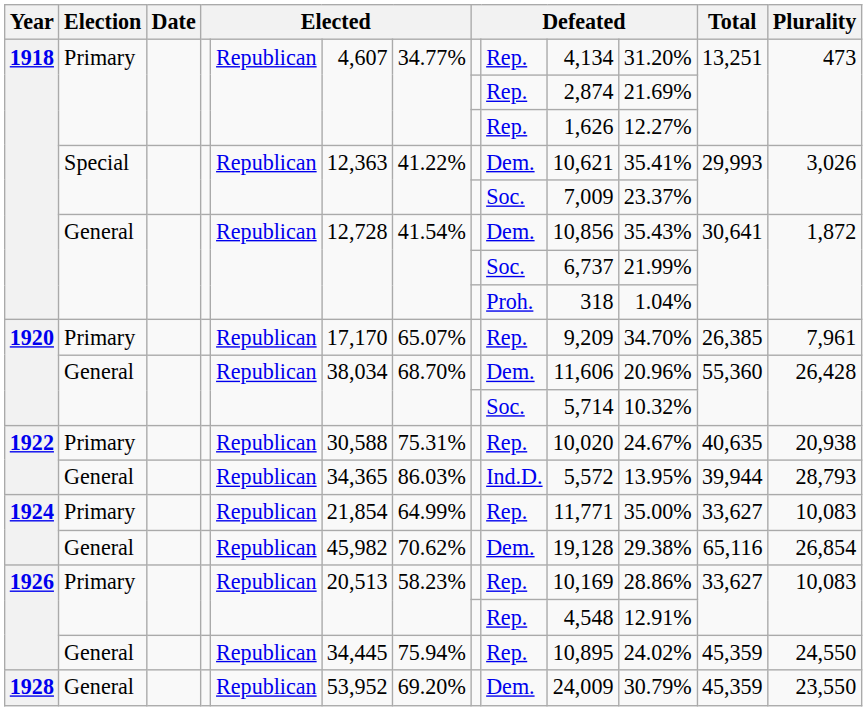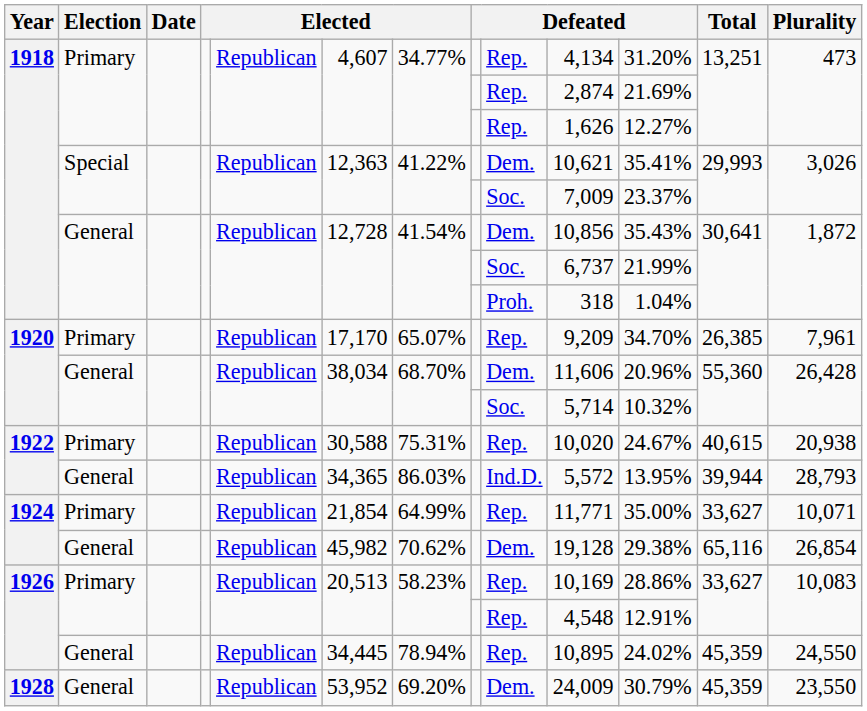(732, 442) 40,635 -> (732, 442) 40,615
(826, 512) 10,083 -> (826, 512) 10,071
(432, 652) 75.94% -> (432, 652) 78.94%
